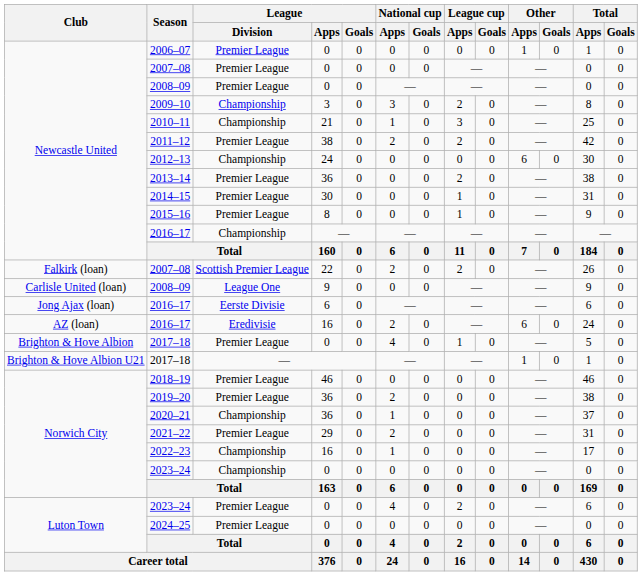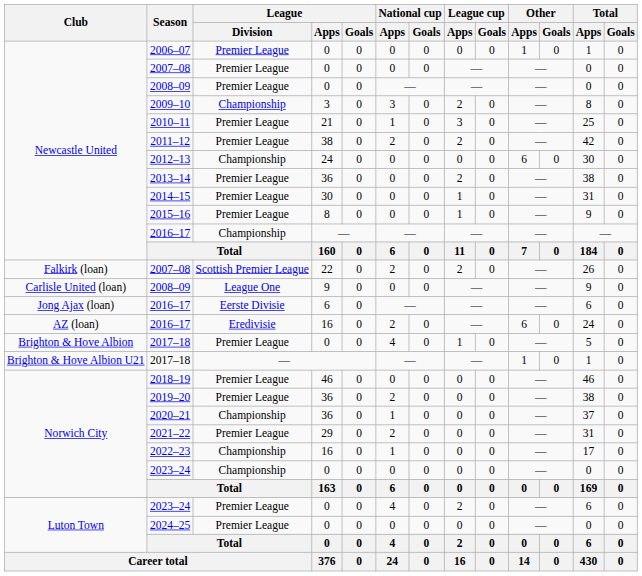(252, 123) Championship -> (252, 123) Premier League
